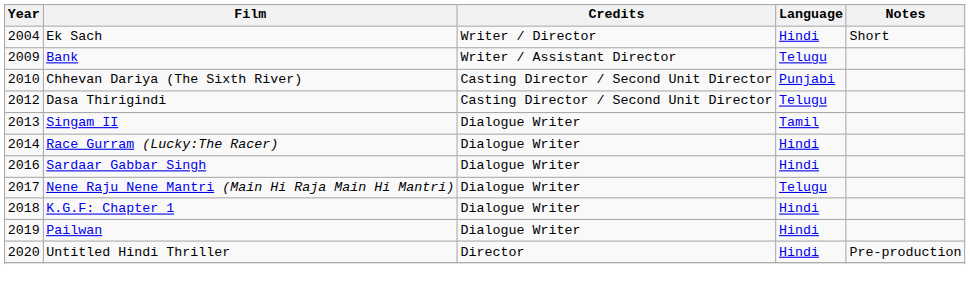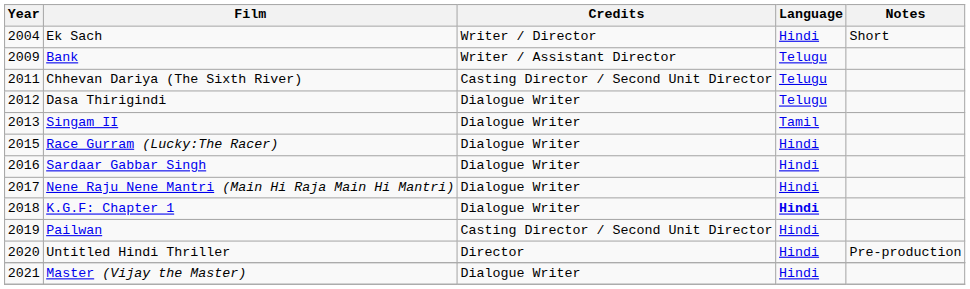(24, 80) 2010 -> (24, 80) 2011
(807, 80) Punjabi -> (803, 80) Telugu
(617, 102) Casting Director / Second Unit Director -> (521, 102) Dialogue Writer
(24, 145) 2014 -> (24, 145) 2015
(803, 188) Telugu -> (799, 188) Hindi
(799, 209) normal -> (799, 209) bold
(521, 231) Dialogue Writer -> (617, 231) Casting Director / Second Unit Director
+ row: (146, 274)
